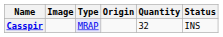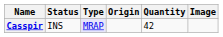columns swapped: (60, 11) <-> (200, 11)
(144, 26) 32 -> (149, 26) 42
